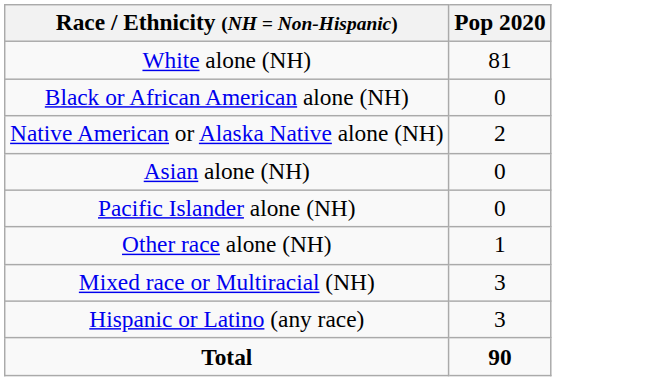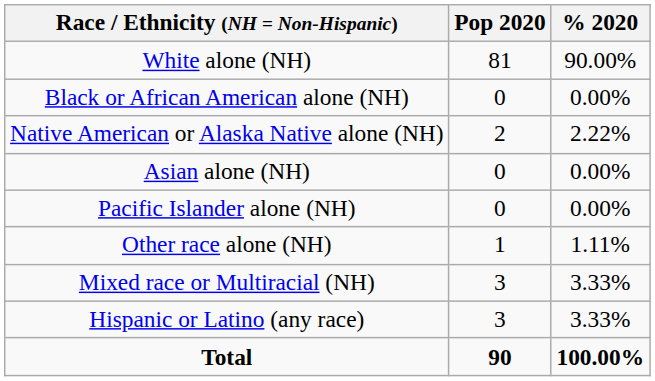+ column: (600, 23)
